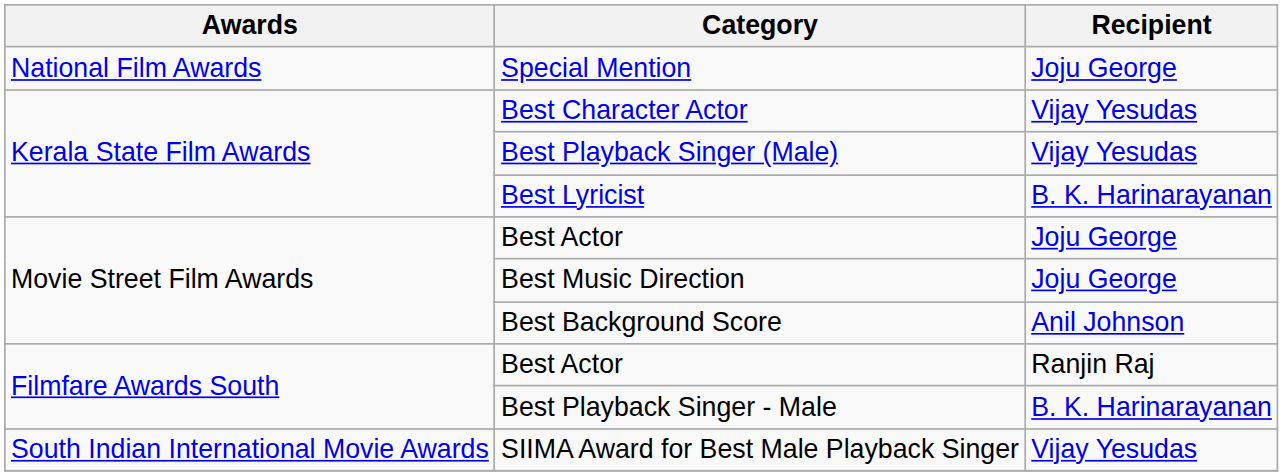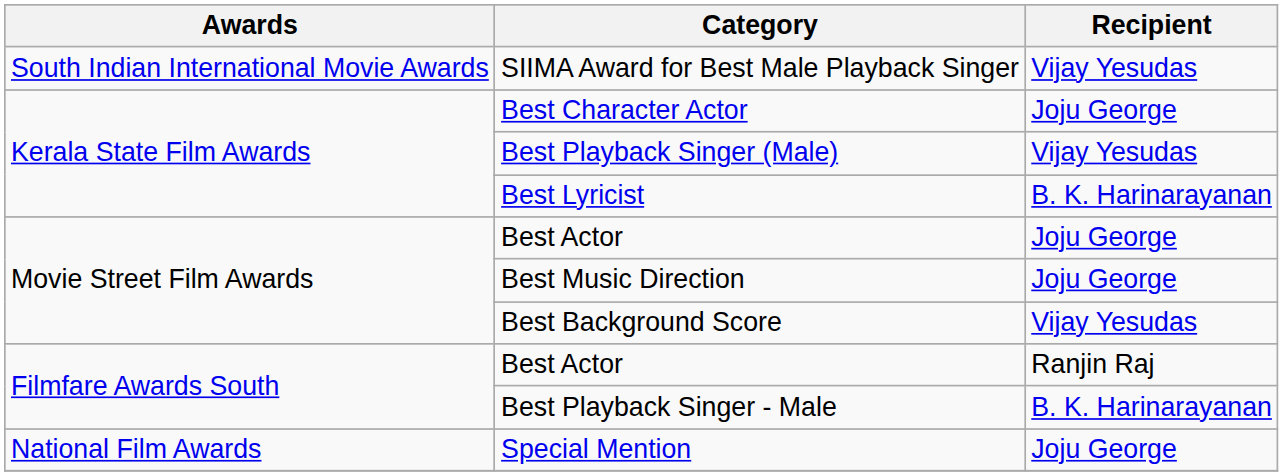rows swapped: (136, 68) <-> (250, 449)
(1114, 110) Vijay Yesudas -> (1104, 110) Joju George
(1108, 322) Anil Johnson -> (1114, 322) Vijay Yesudas
